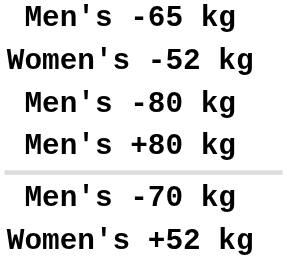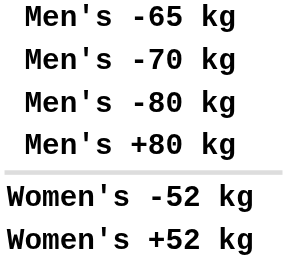rows swapped: (130, 199) <-> (130, 61)
